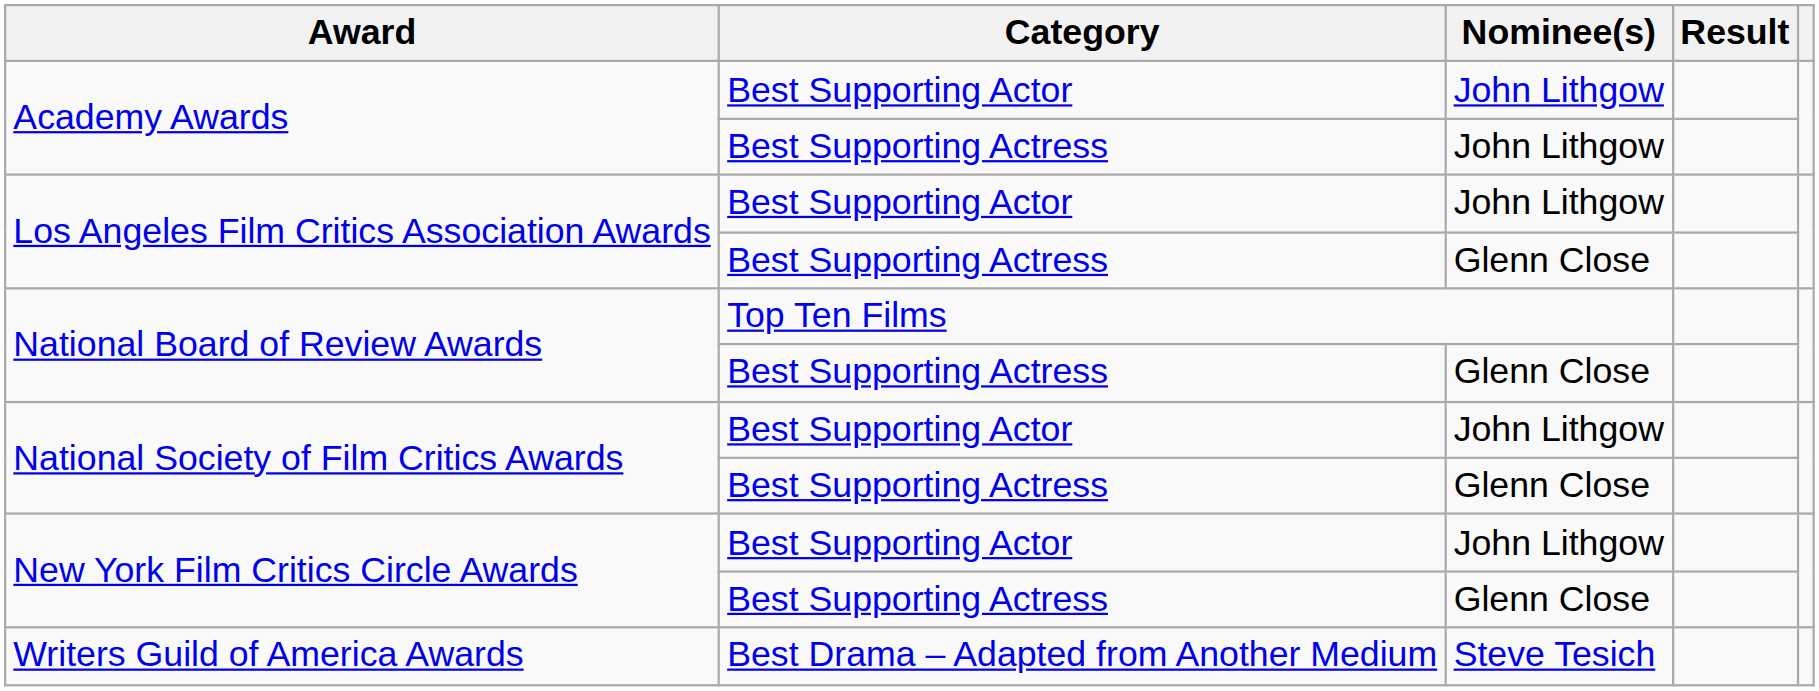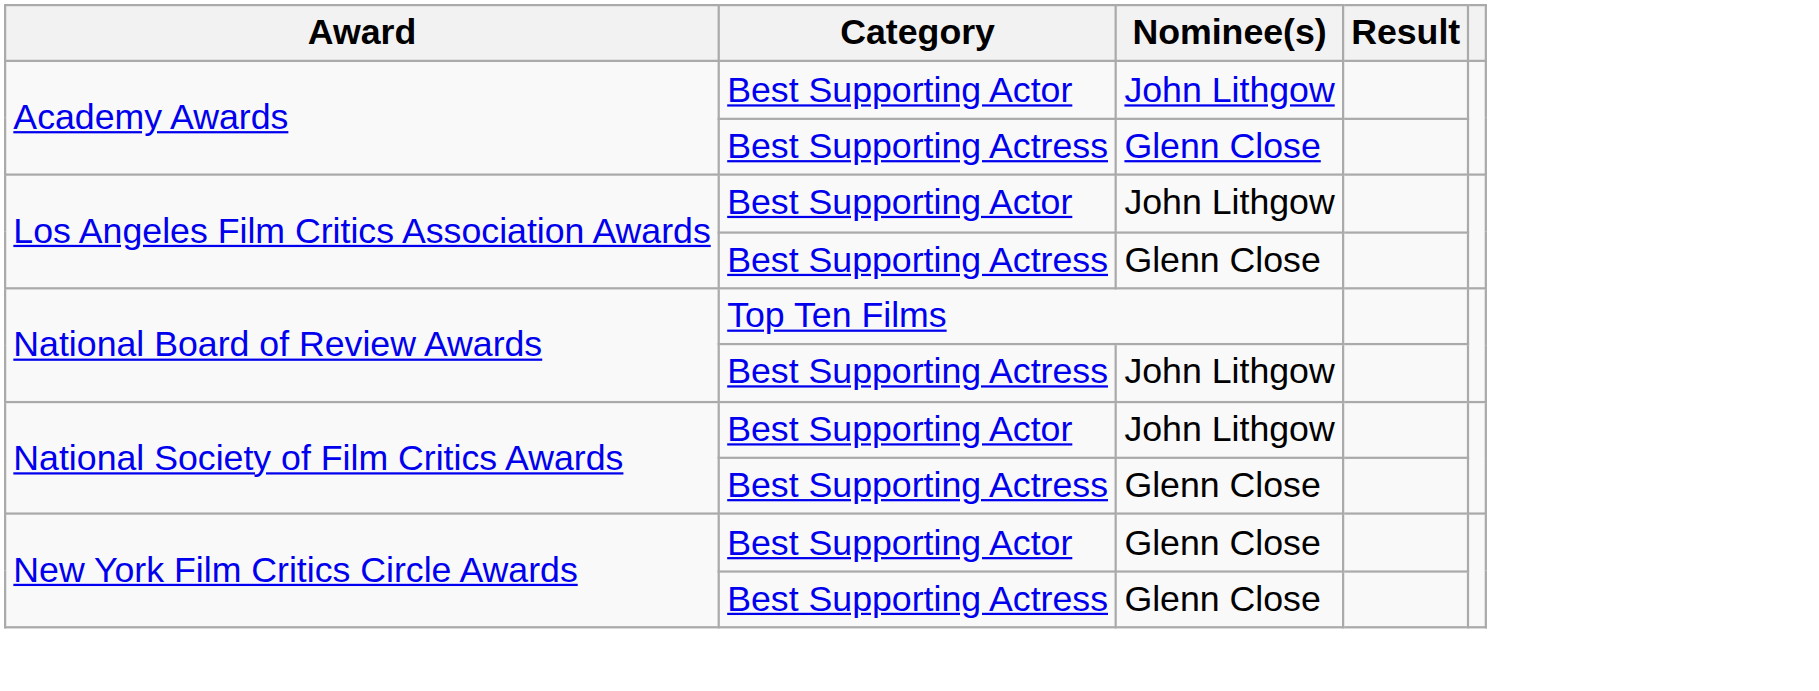(1559, 145) John Lithgow -> (1223, 145) Glenn Close
(1552, 372) Glenn Close -> (1230, 372) John Lithgow
(1559, 542) John Lithgow -> (1223, 542) Glenn Close
- row: (268, 655)
